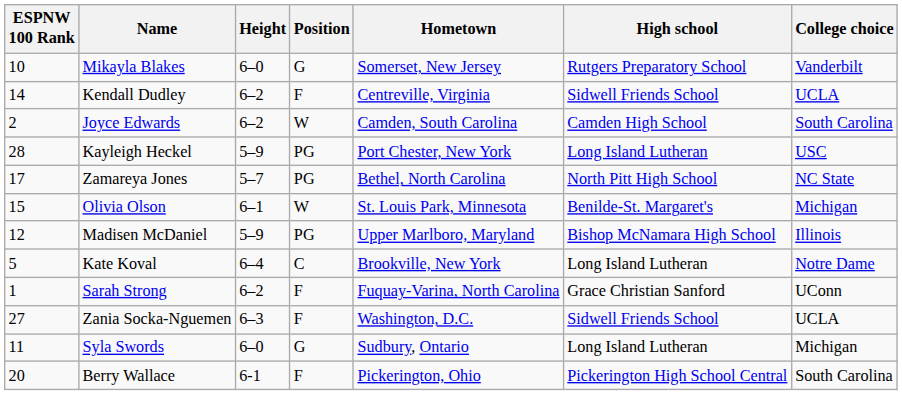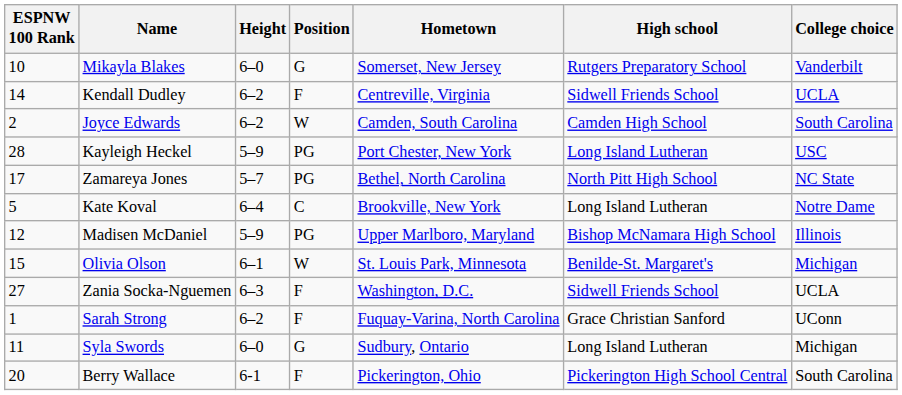rows swapped: (120, 263) <-> (124, 207)
rows swapped: (157, 319) <-> (125, 291)
